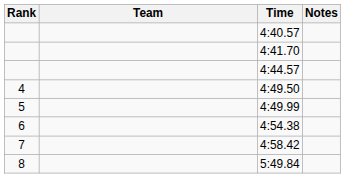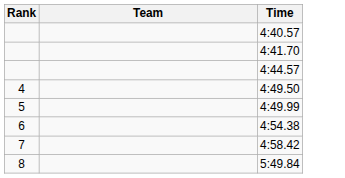- column: (322, 13)
